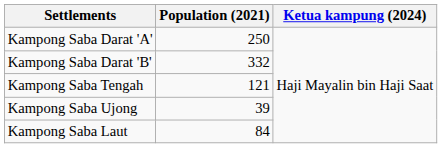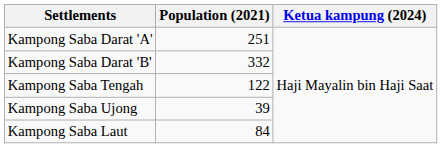(259, 39) 250 -> (259, 39) 251
(259, 85) 121 -> (259, 85) 122
